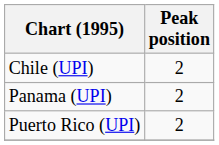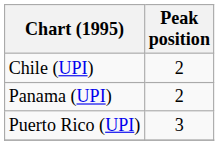(179, 125) 2 -> (179, 125) 3
